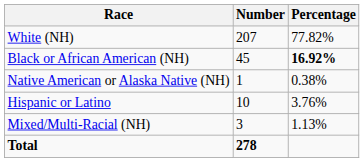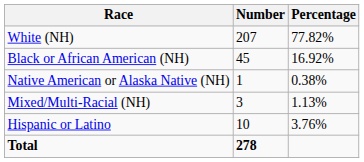(314, 59) bold -> (312, 59) normal
rows swapped: (79, 124) <-> (59, 102)
